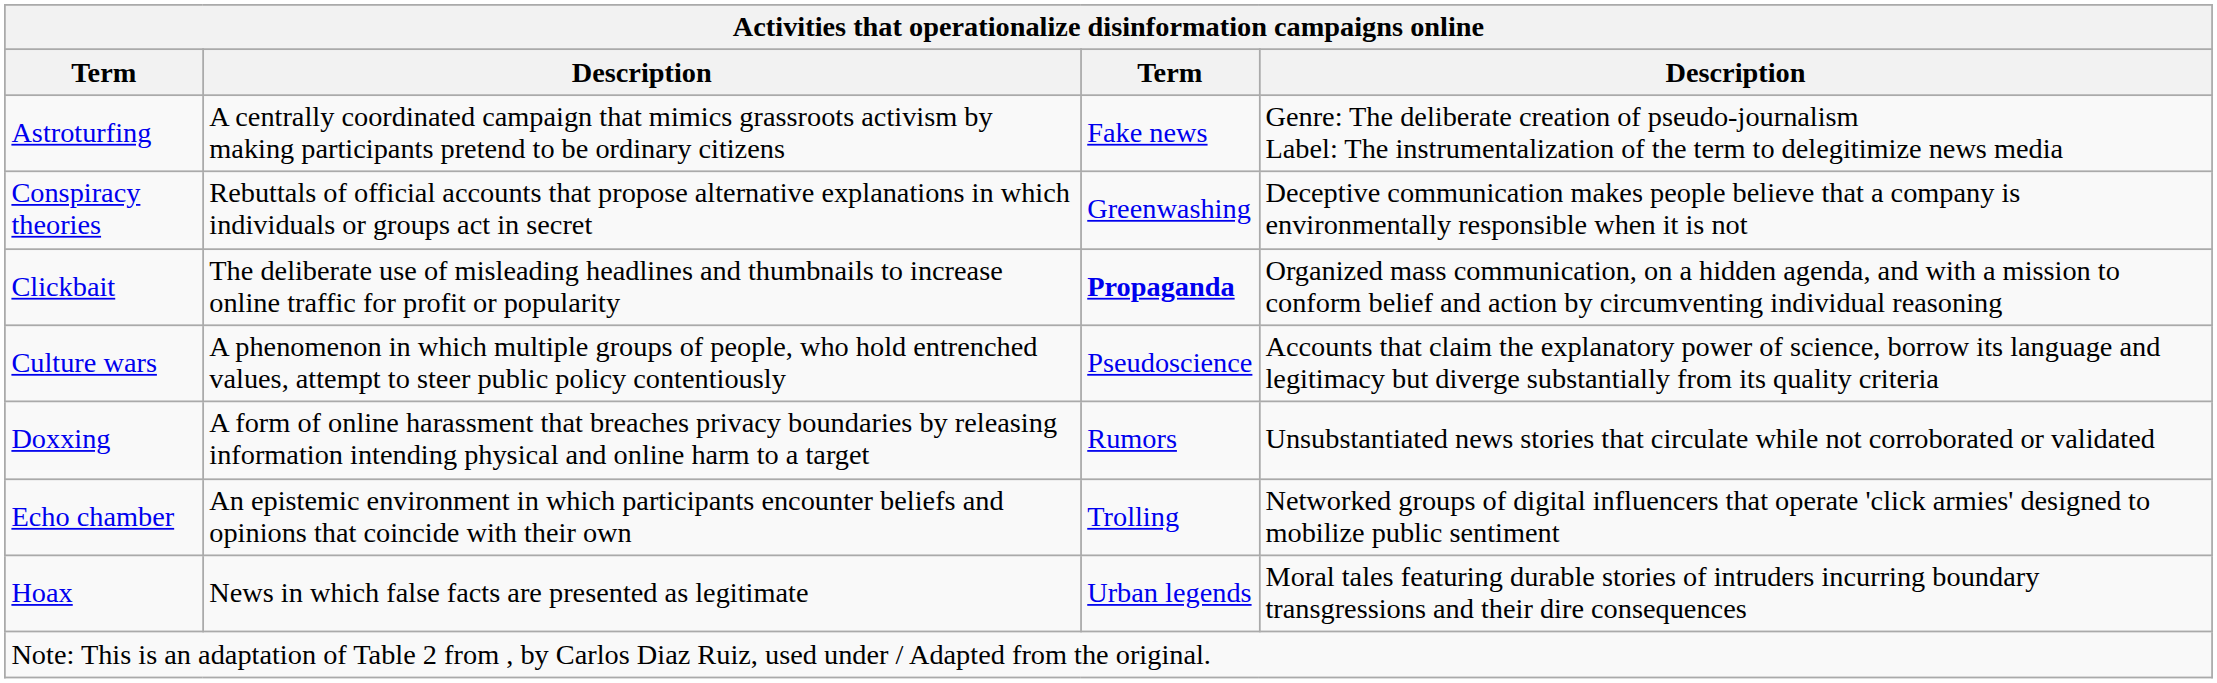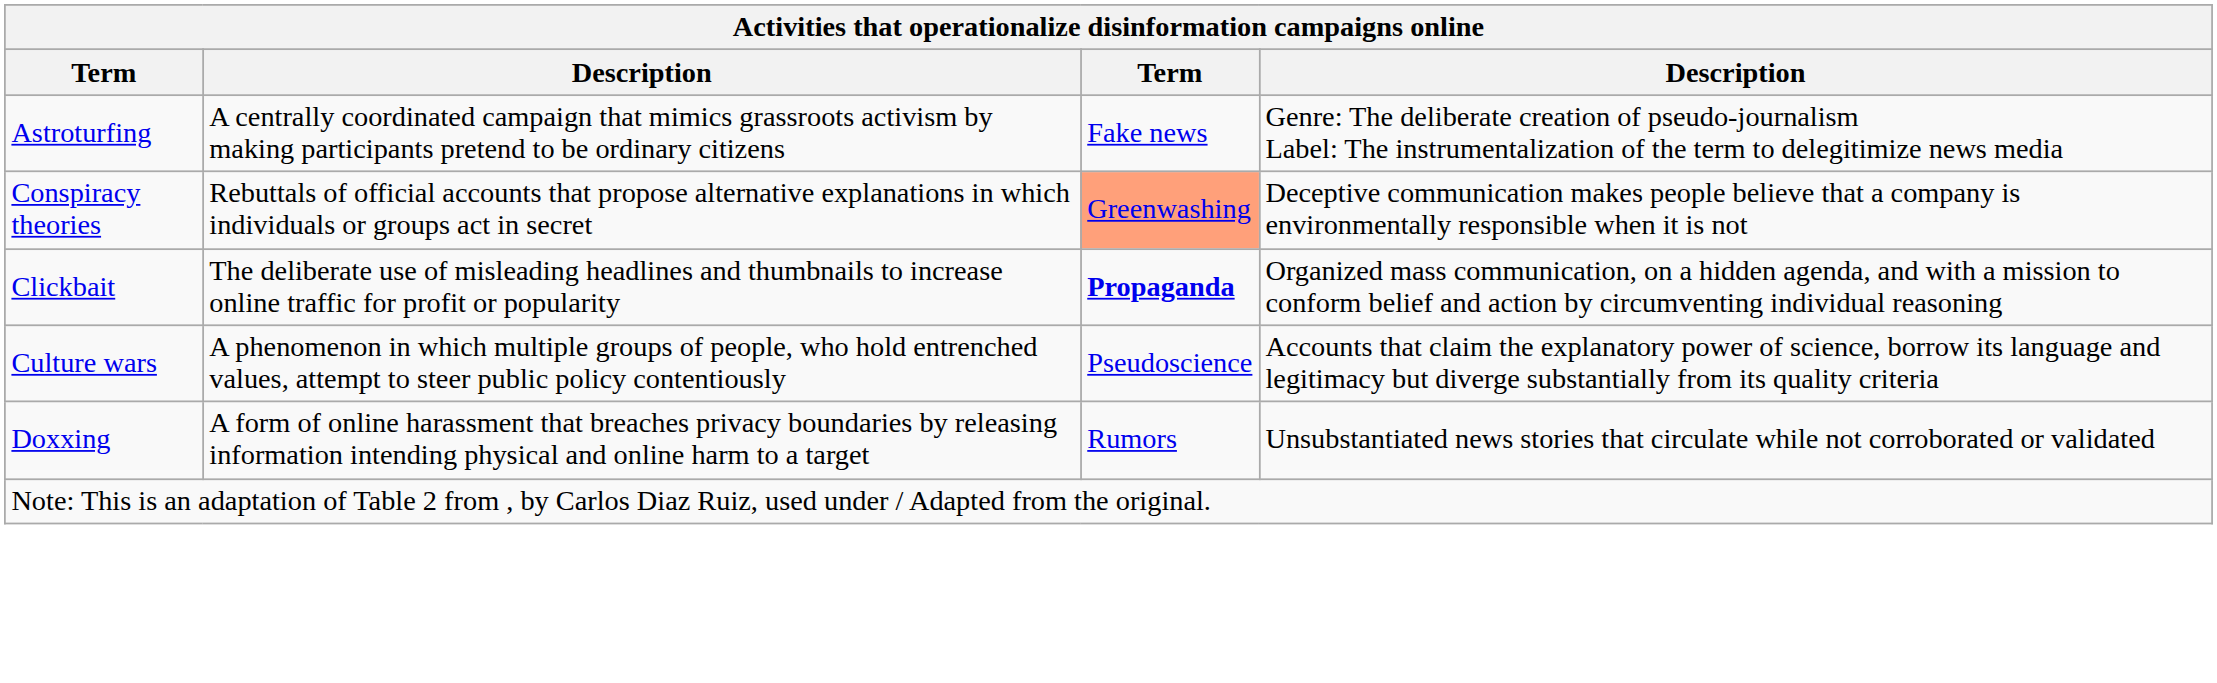(1169, 209) no background -> (1169, 209) lightsalmon background
- row: (93, 516)
- row: (42, 593)
